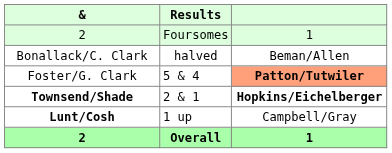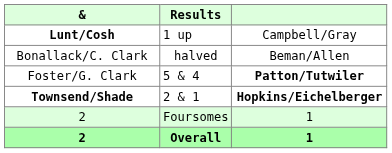rows swapped: (82, 117) <-> (82, 35)
(309, 76) lightsalmon background -> (309, 76) no background
